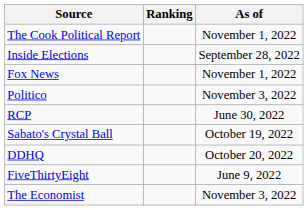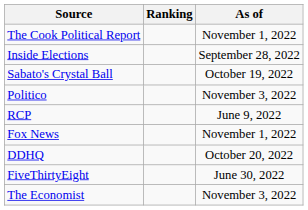rows swapped: (60, 134) <-> (33, 74)
(249, 114) June 30, 2022 -> (249, 114) June 9, 2022
(249, 174) June 9, 2022 -> (249, 174) June 30, 2022
